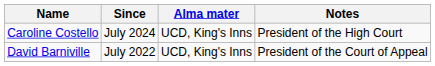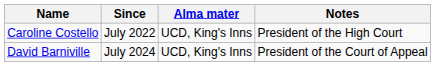(130, 33) July 2024 -> (130, 33) July 2022
(130, 52) July 2022 -> (130, 52) July 2024
